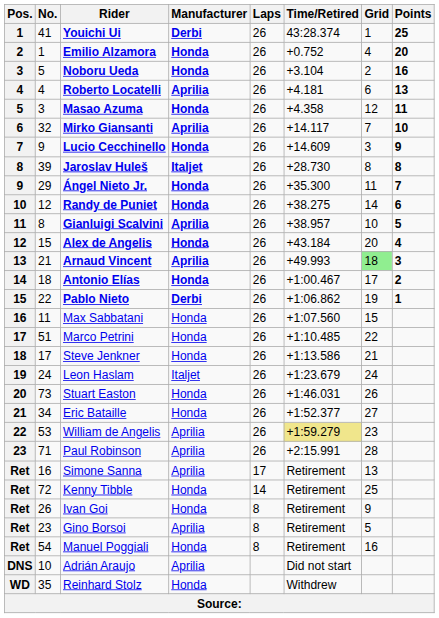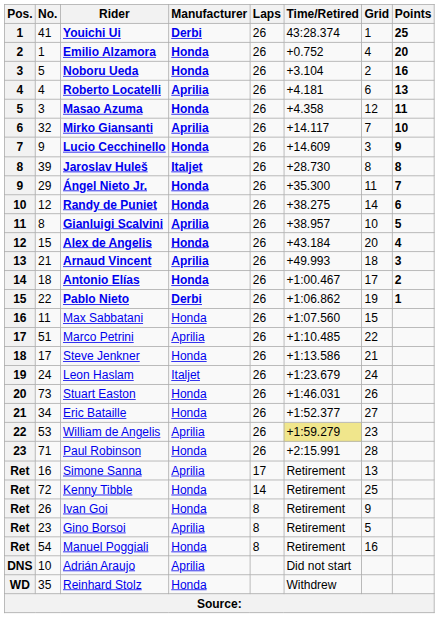(371, 261) lightgreen background -> (371, 261) no background
(189, 337) Honda -> (188, 337) Aprilia
(188, 451) Aprilia -> (189, 451) Honda
